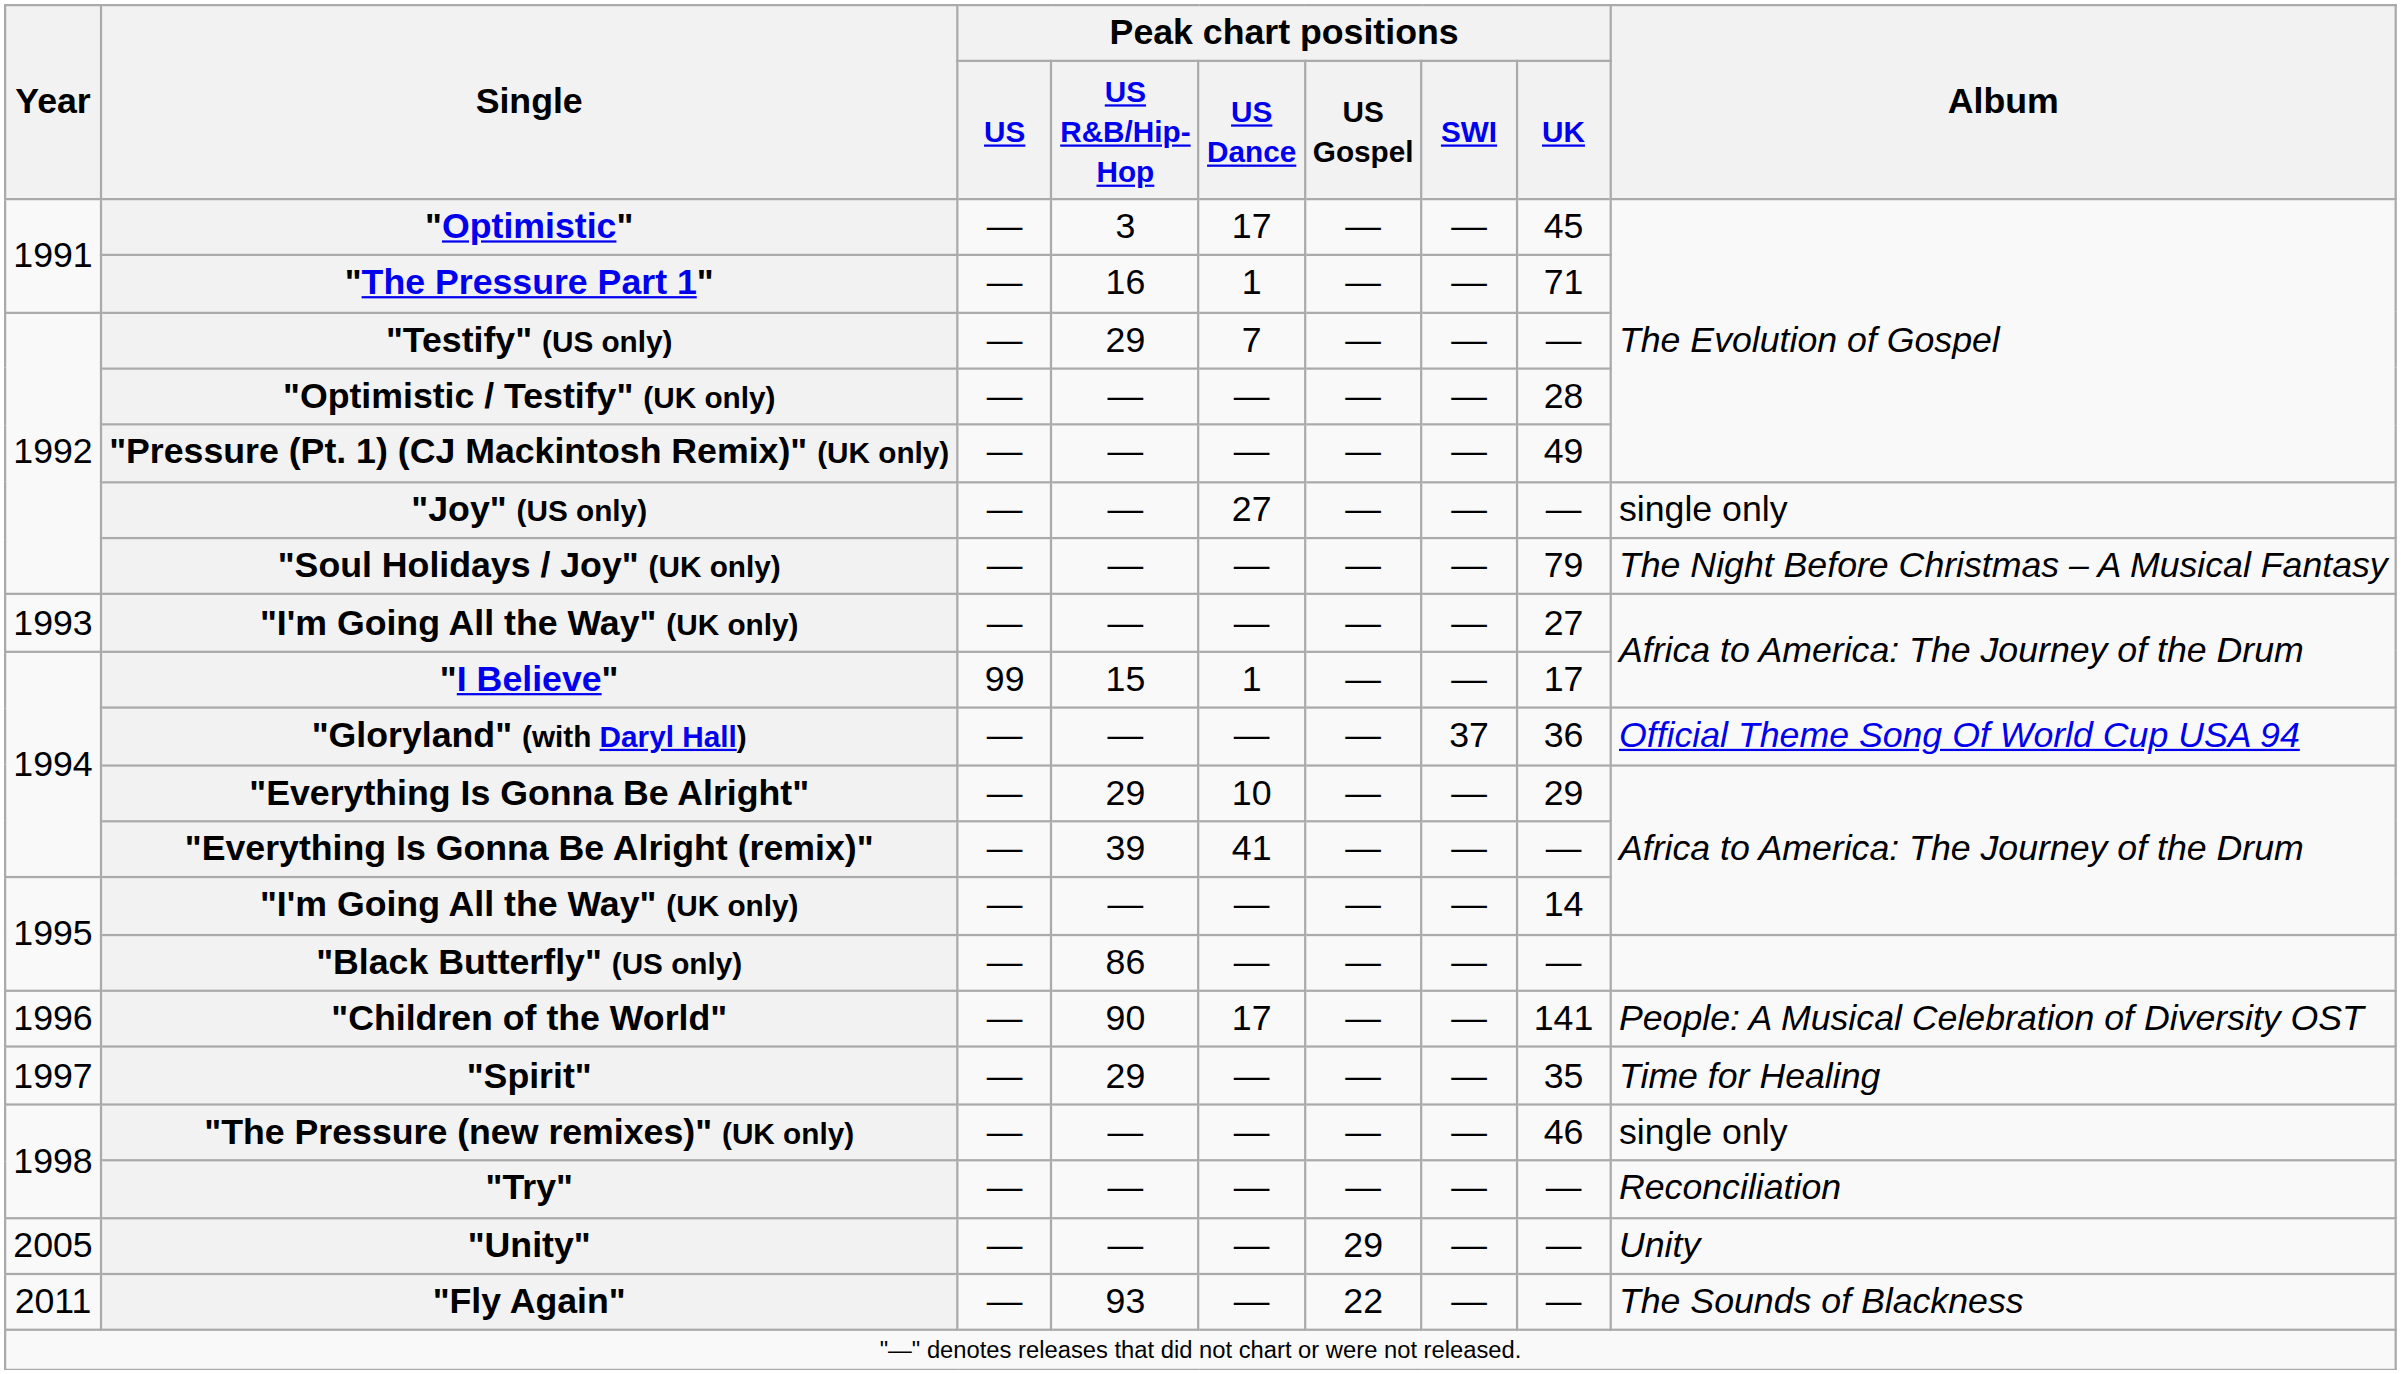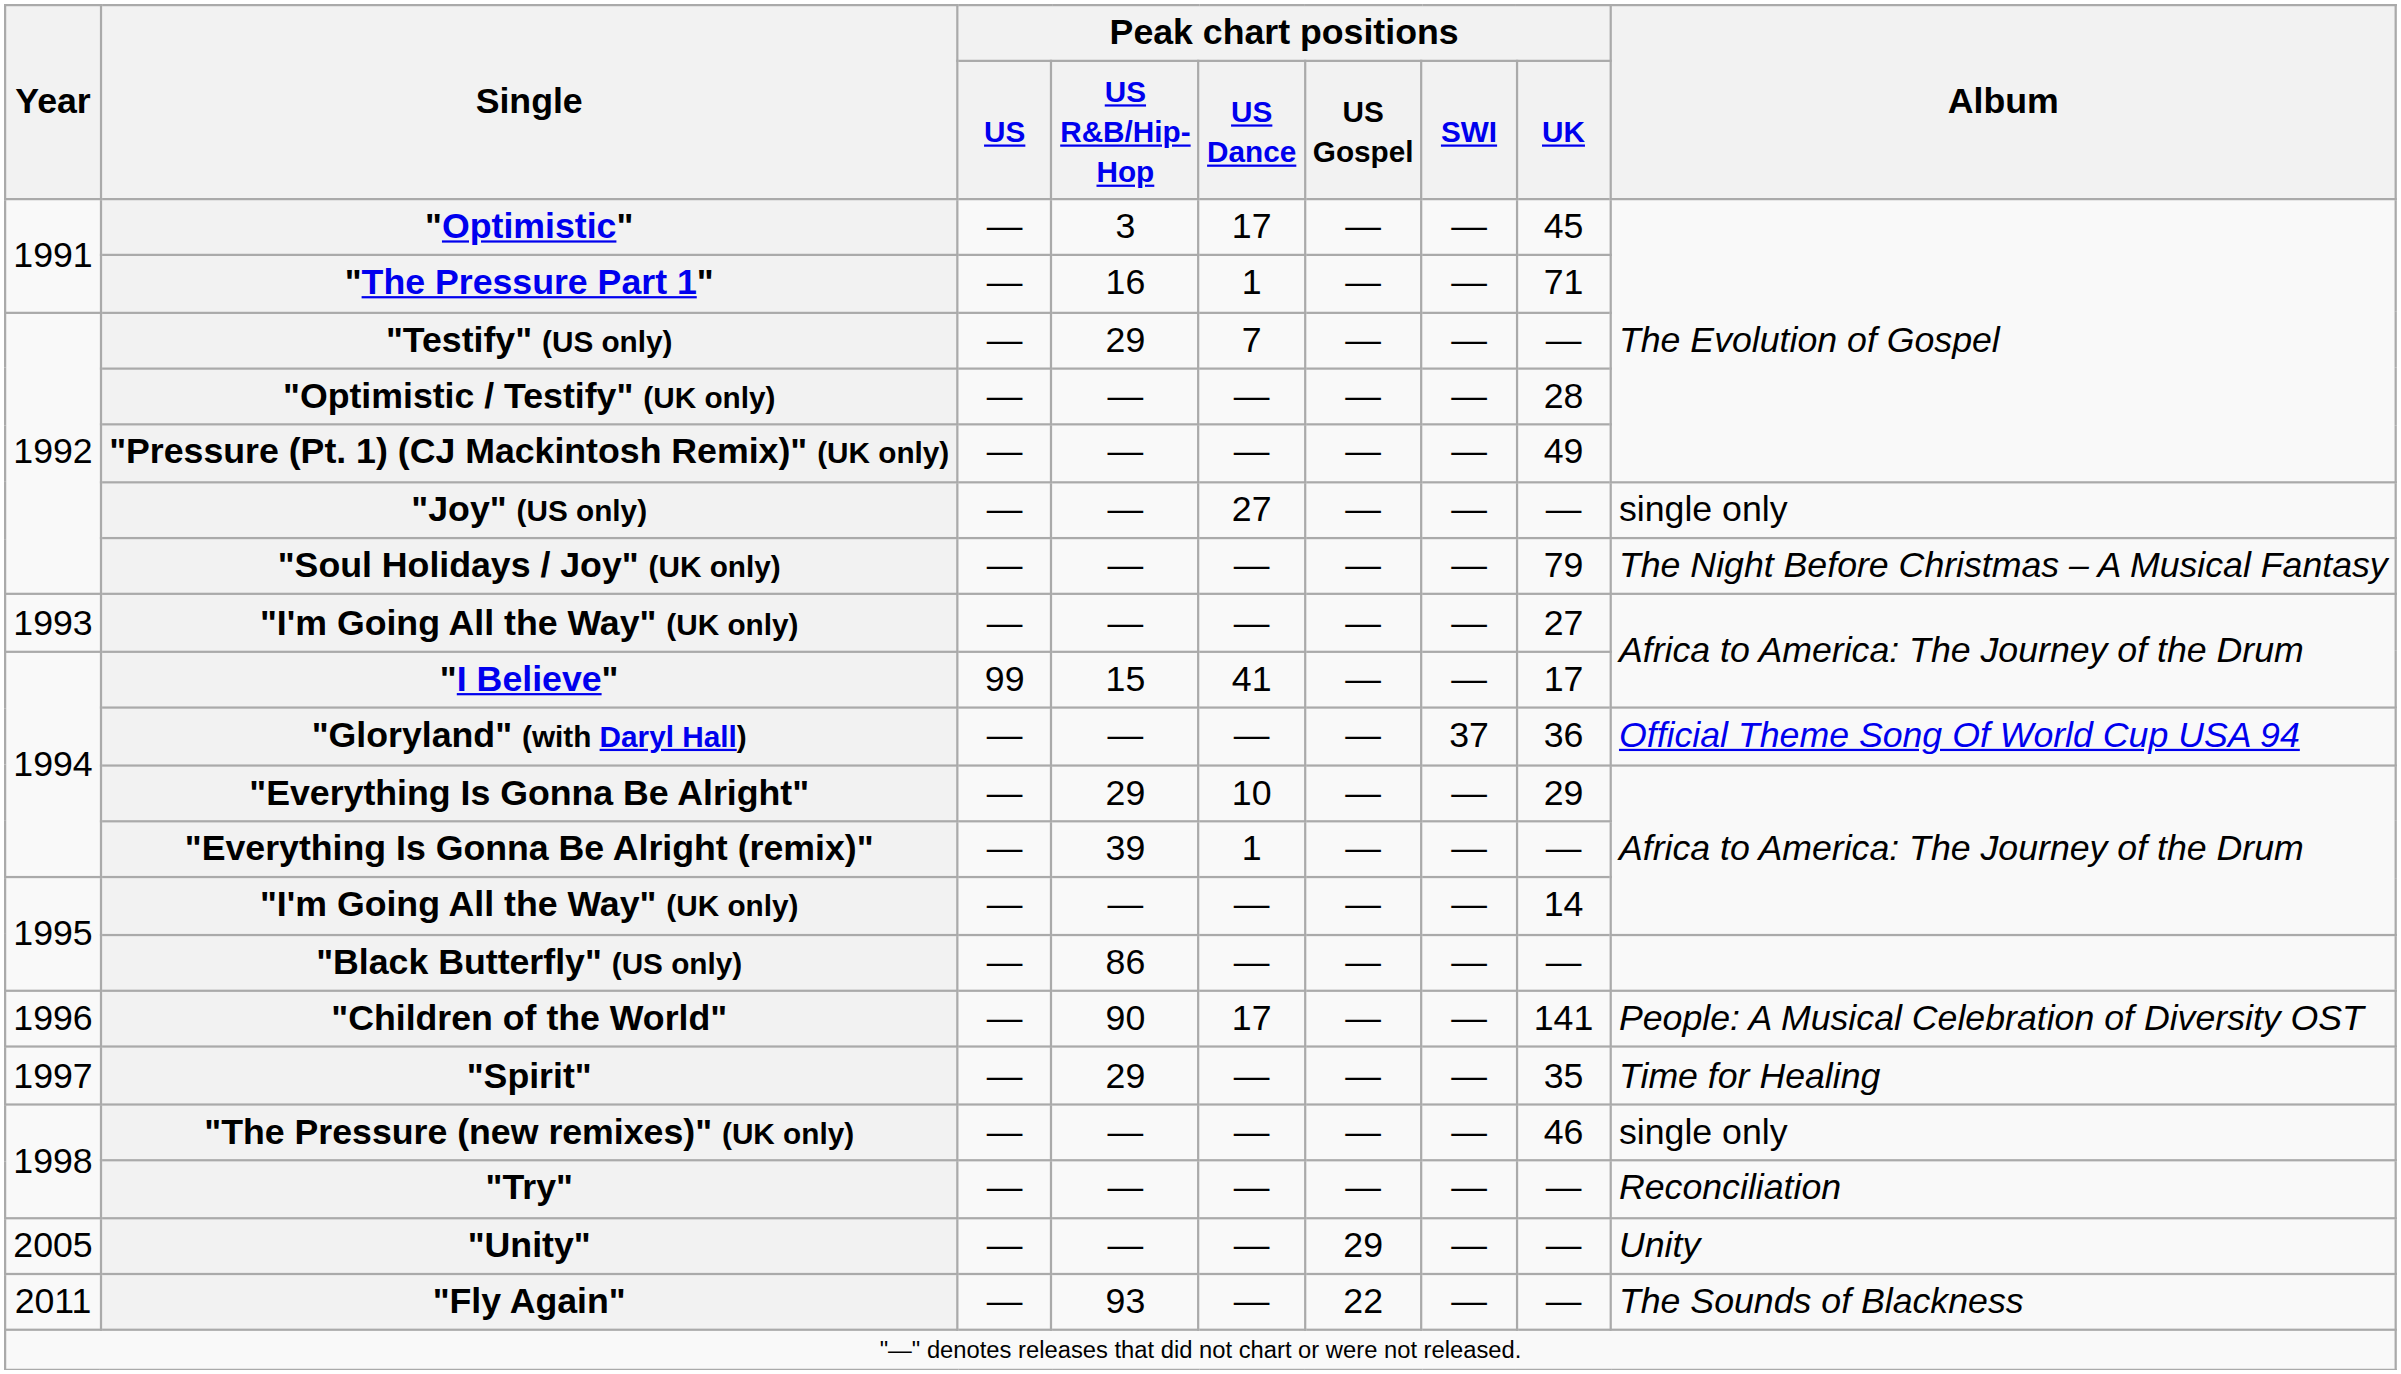(1252, 678) 1 -> (1252, 678) 41
(1252, 848) 41 -> (1252, 848) 1
